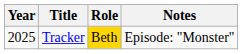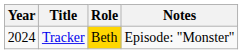(22, 37) 2025 -> (22, 37) 2024
